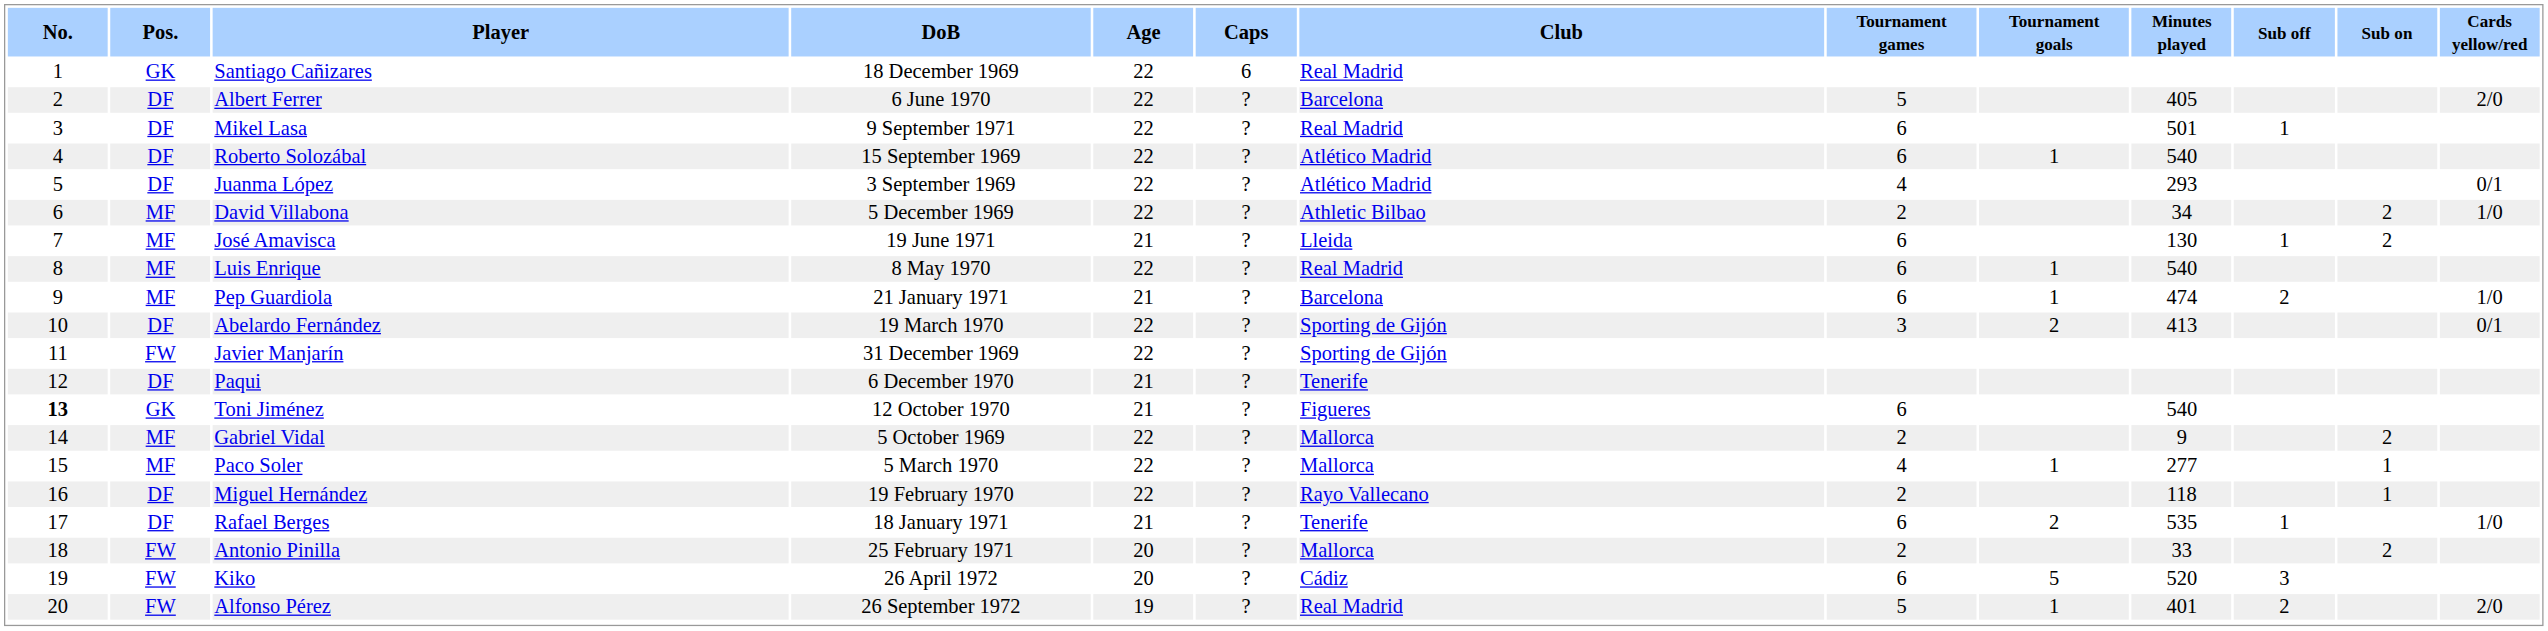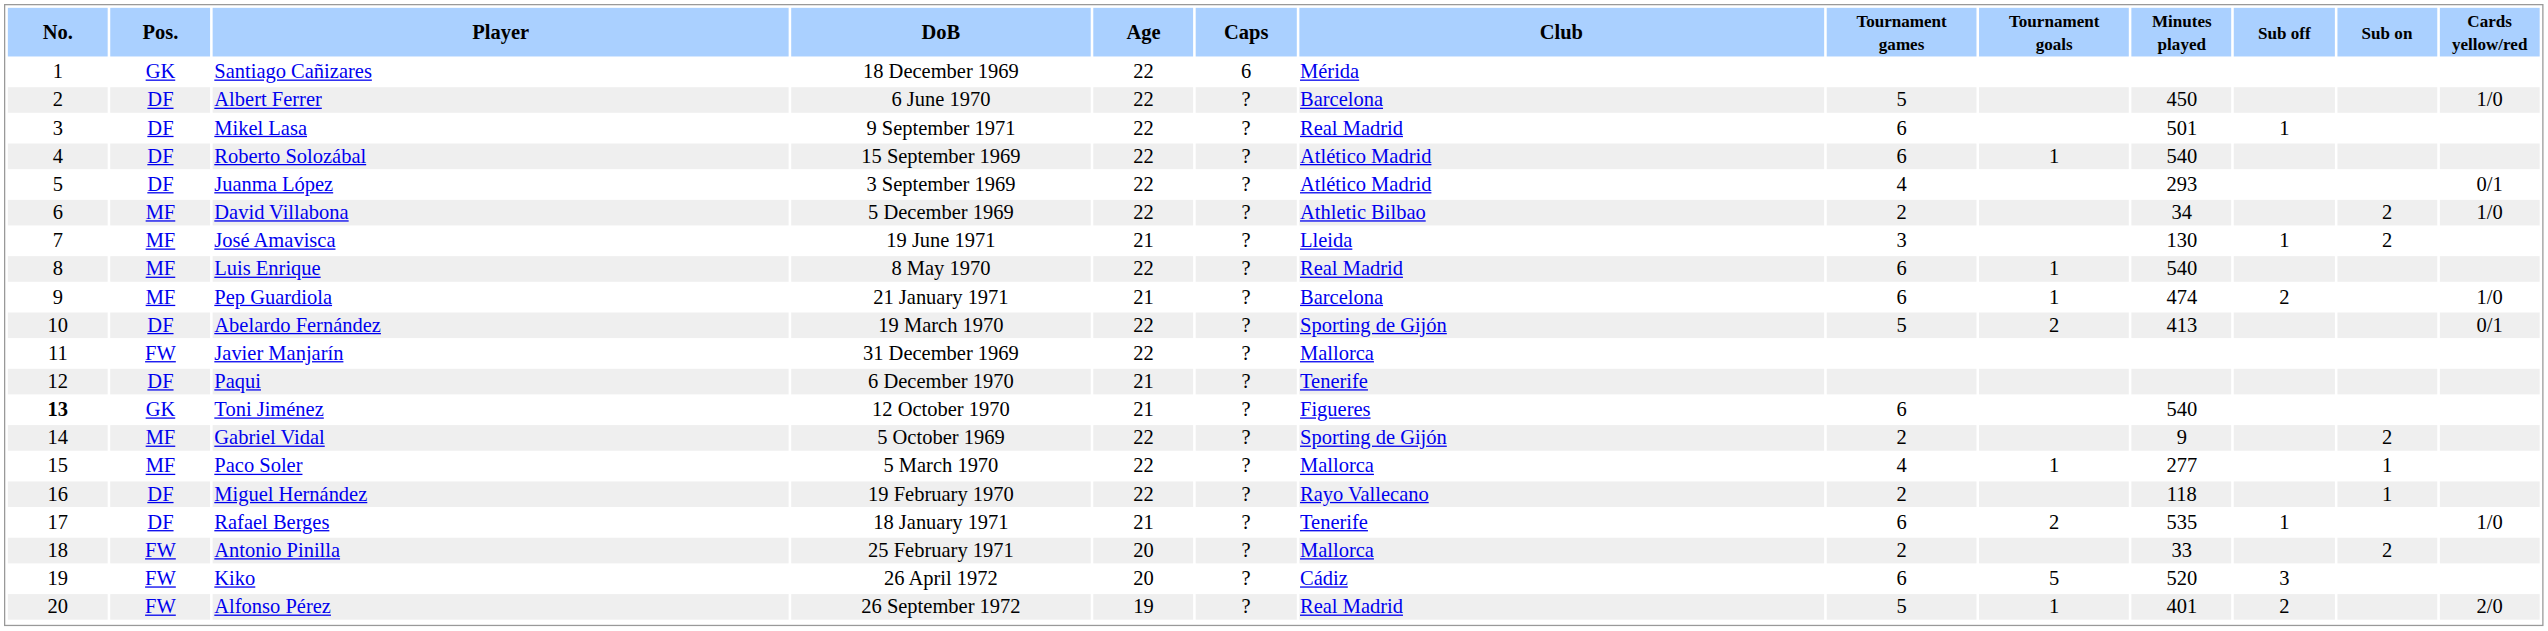(1351, 71) Real Madrid -> (1330, 71) Mérida
(2182, 99) 405 -> (2182, 99) 450
(2490, 99) 2/0 -> (2490, 99) 1/0
(1902, 240) 6 -> (1902, 240) 3
(1902, 325) 3 -> (1902, 325) 5
(1373, 353) Sporting de Gijón -> (1337, 353) Mallorca
(1337, 437) Mallorca -> (1373, 437) Sporting de Gijón
